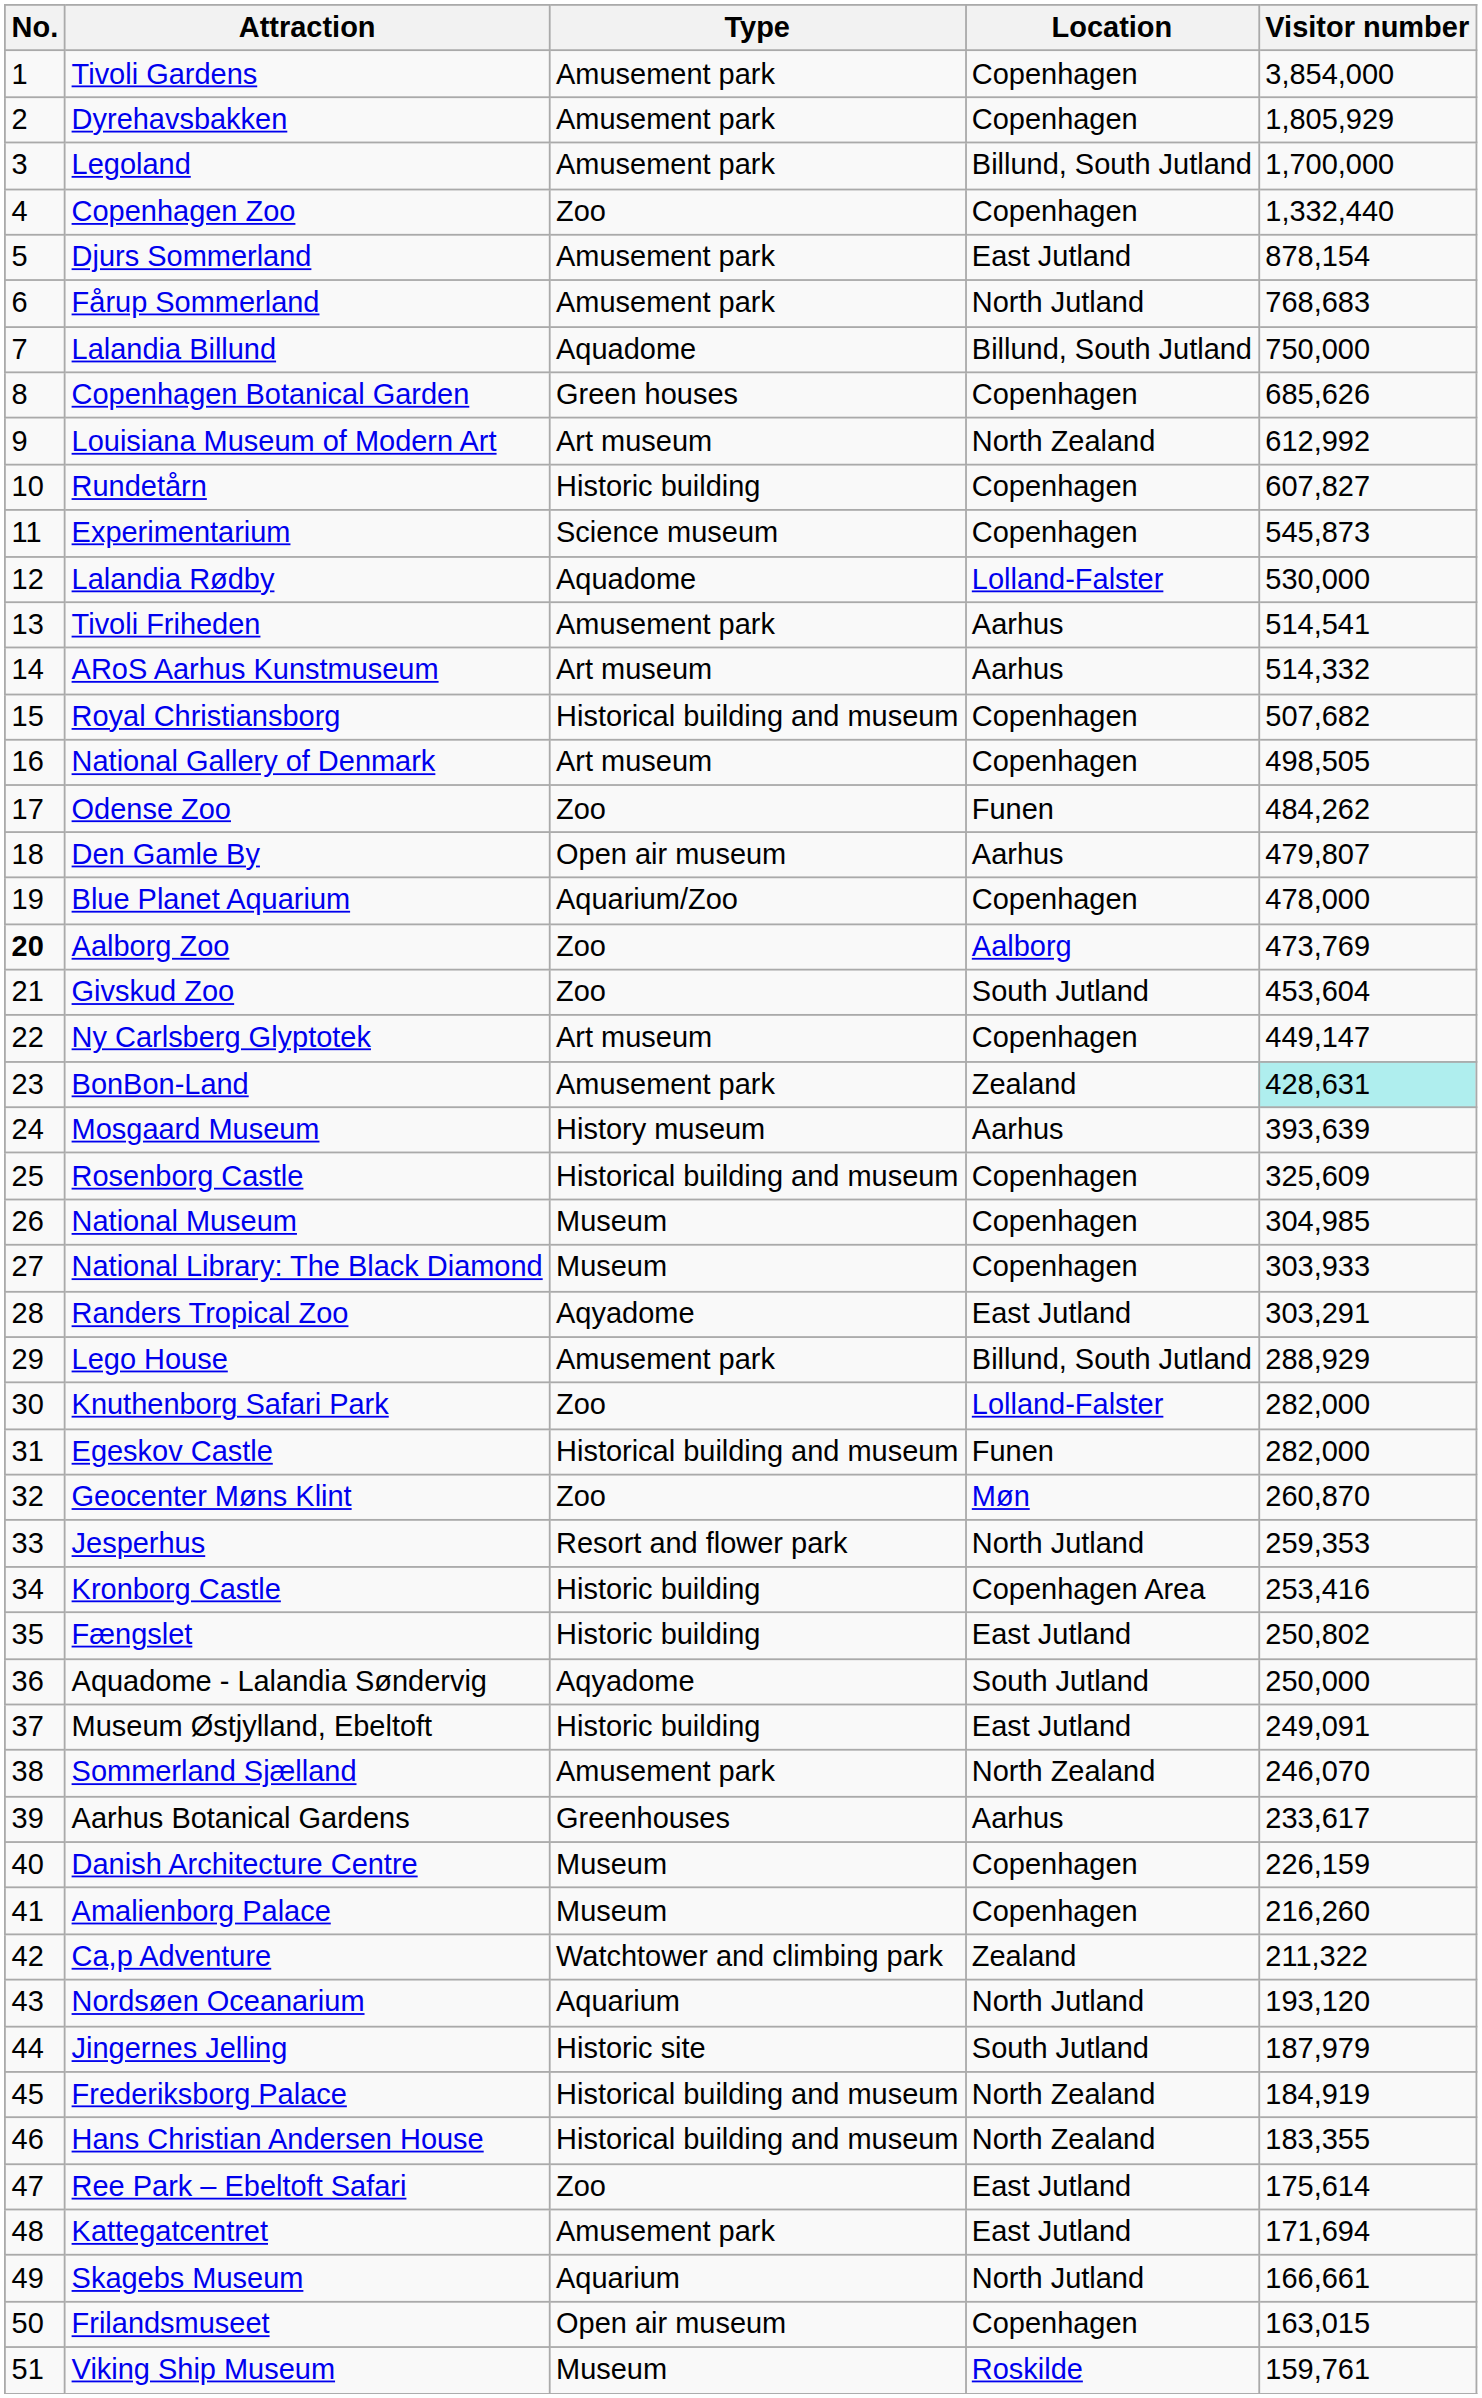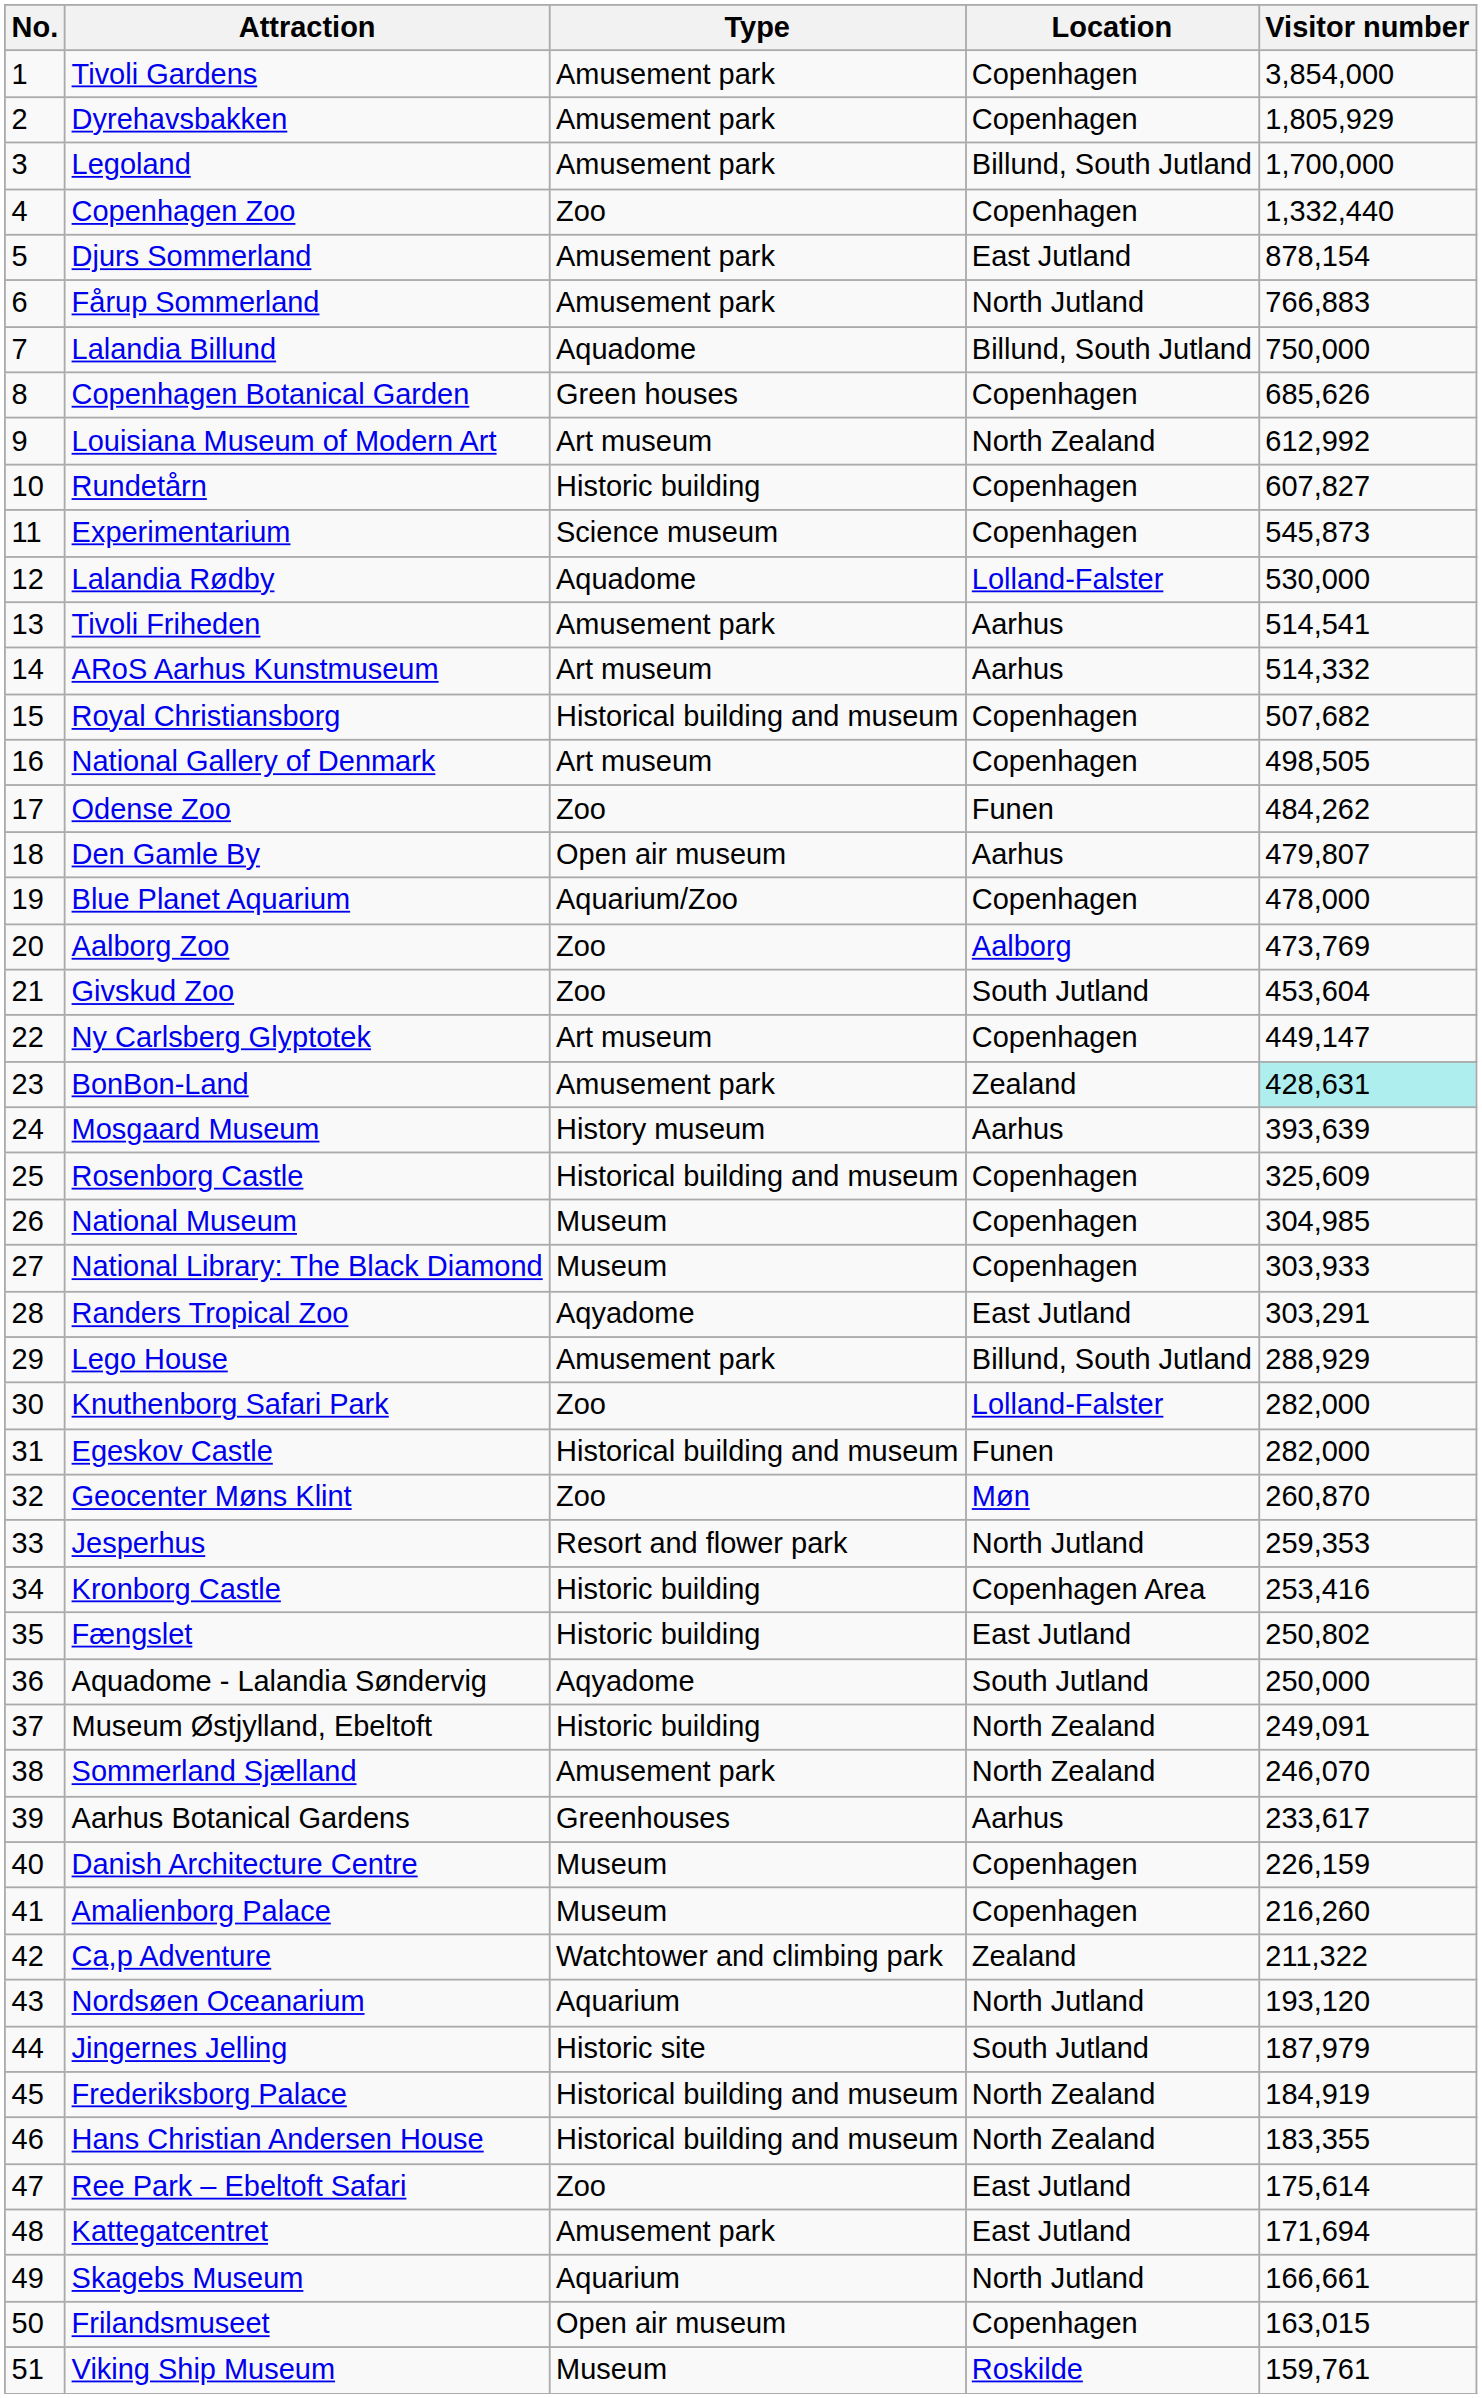(1318, 303) 768,683 -> (1318, 303) 766,883
(28, 946) bold -> (28, 946) normal
(1052, 1726) East Jutland -> (1064, 1726) North Zealand
